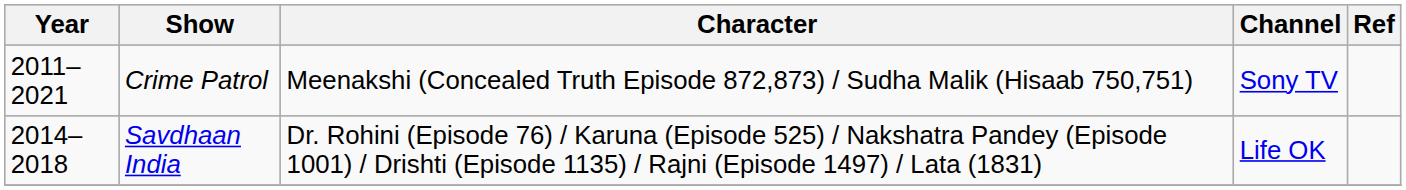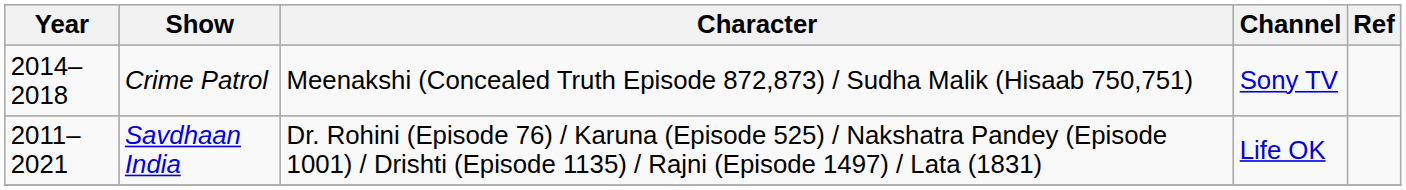(46, 80) 2011–2021 -> (47, 80) 2014–2018
(47, 150) 2014–2018 -> (46, 150) 2011–2021
